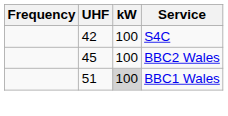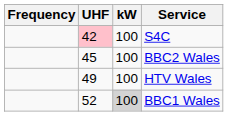(89, 36) no background -> (89, 36) pink background
+ row: (178, 79)
(89, 79) 51 -> (89, 100) 52
